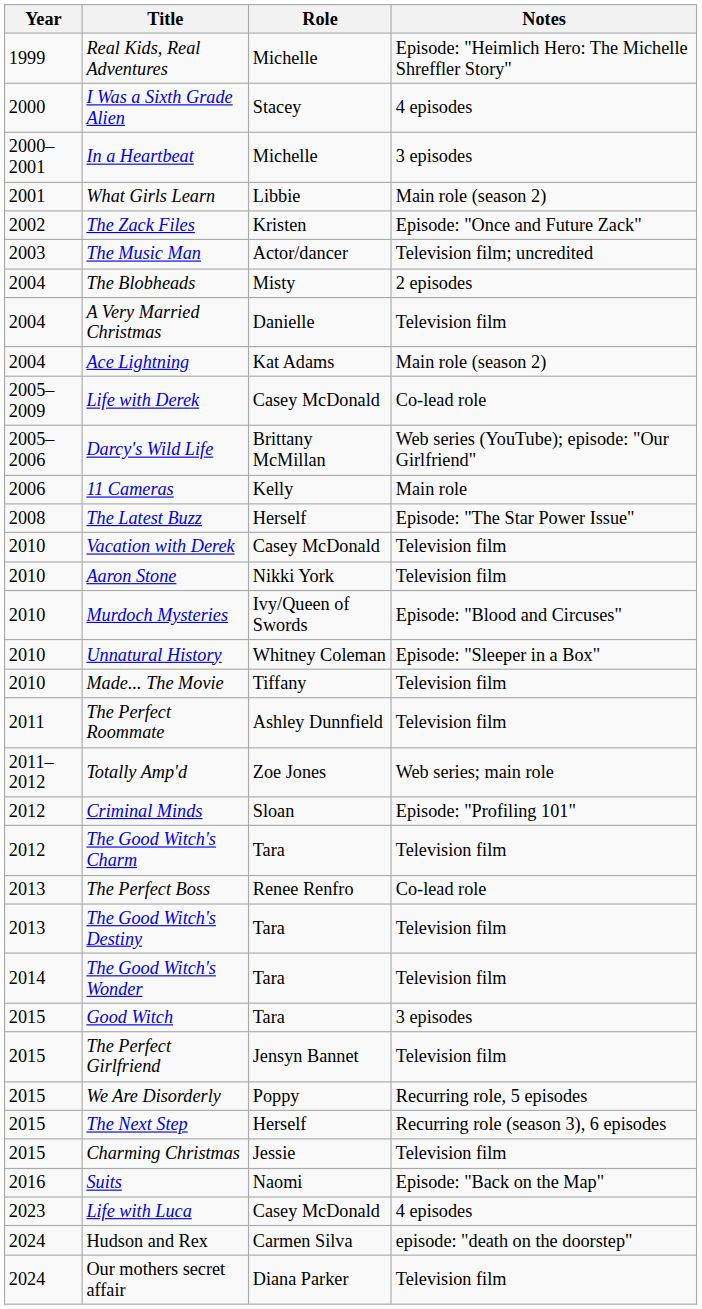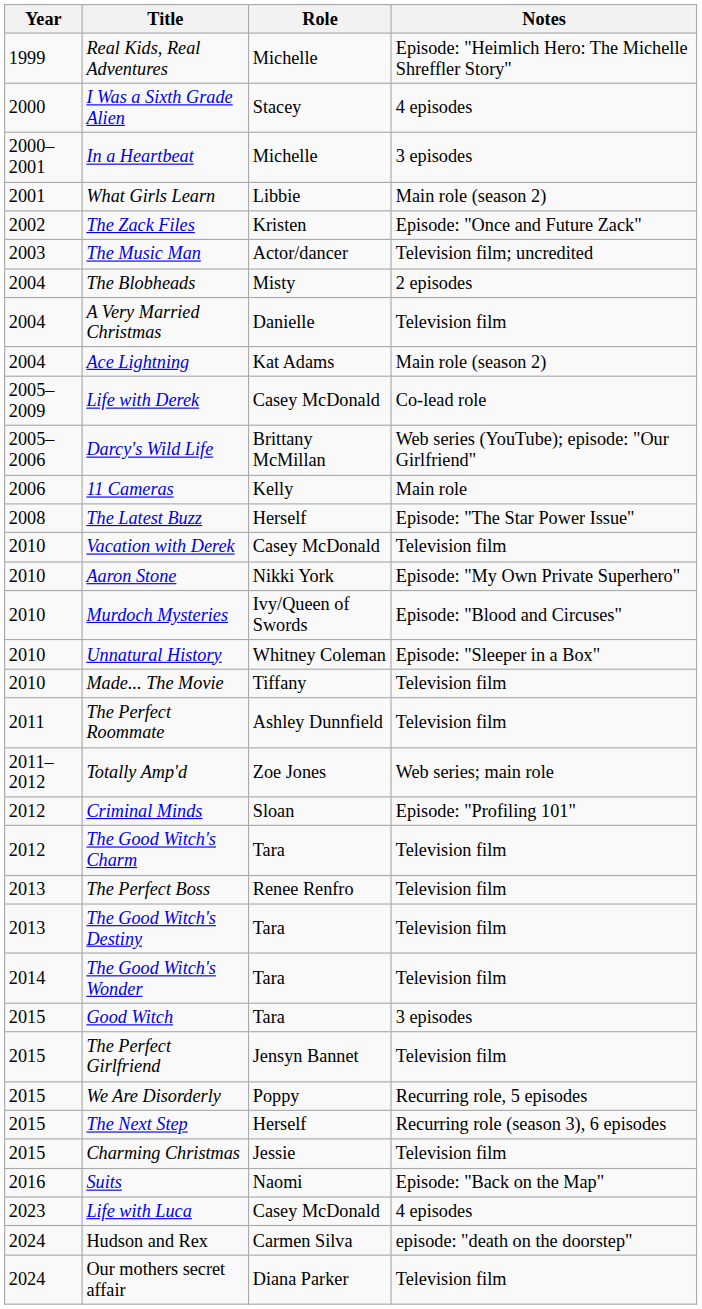(451, 575) Television film -> (538, 575) Episode: "My Own Private Superhero"
(441, 889) Co-lead role -> (451, 889) Television film
